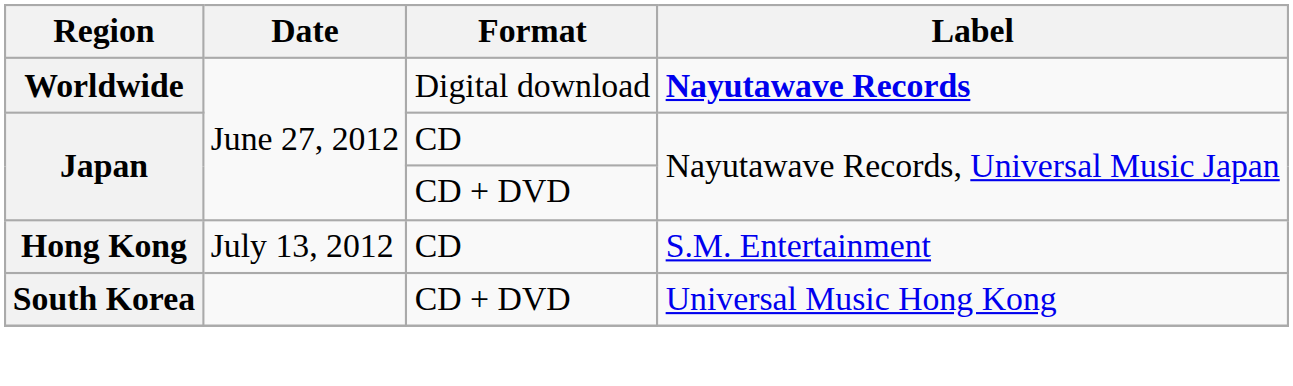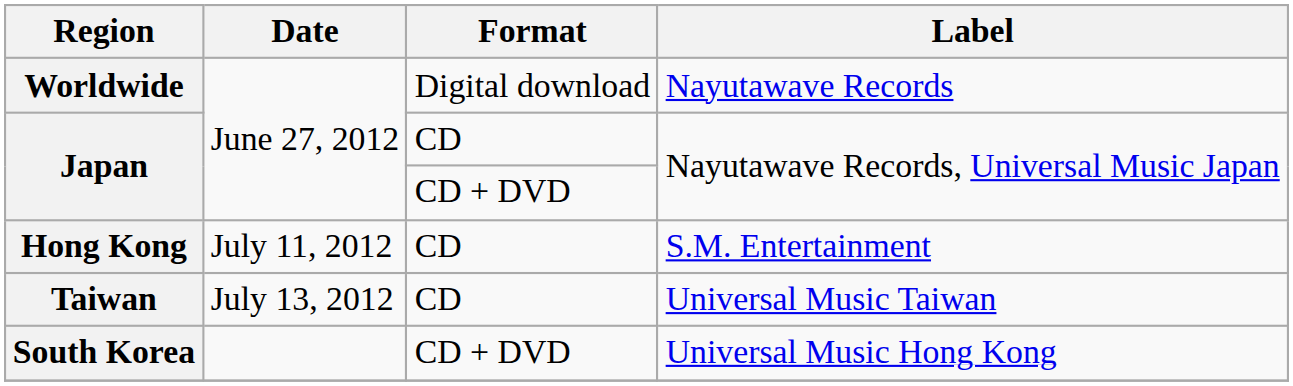(818, 84) bold -> (810, 84) normal
(302, 245) July 13, 2012 -> (301, 245) July 11, 2012
+ row: (104, 298)
